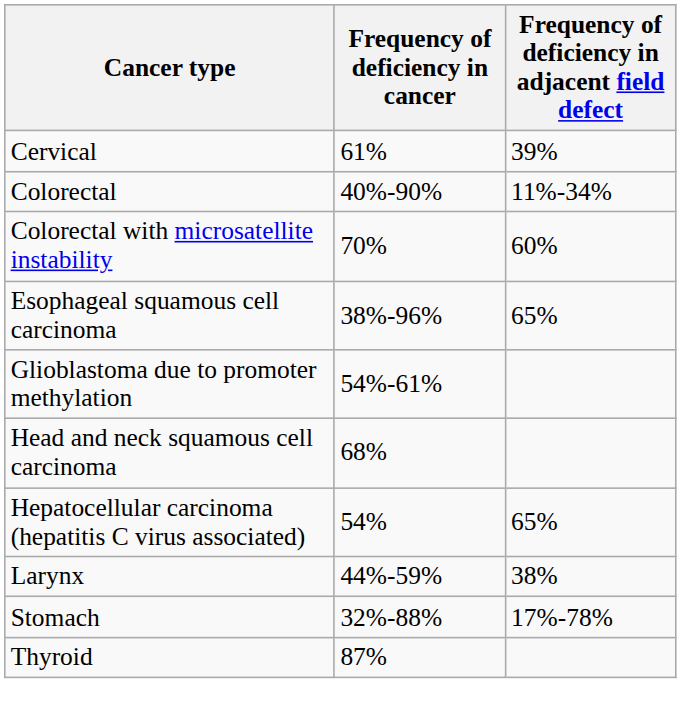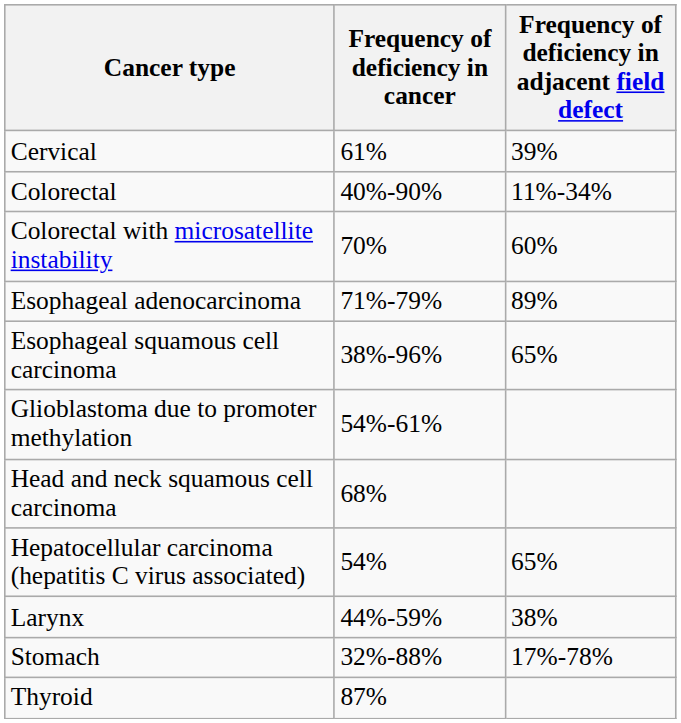+ row: (156, 300)
